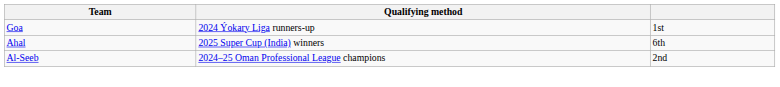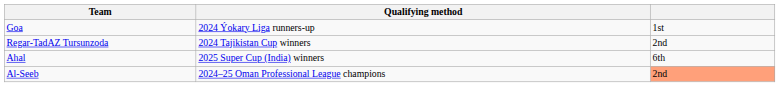+ row: (57, 43)
(660, 58) no background -> (660, 74) lightsalmon background
